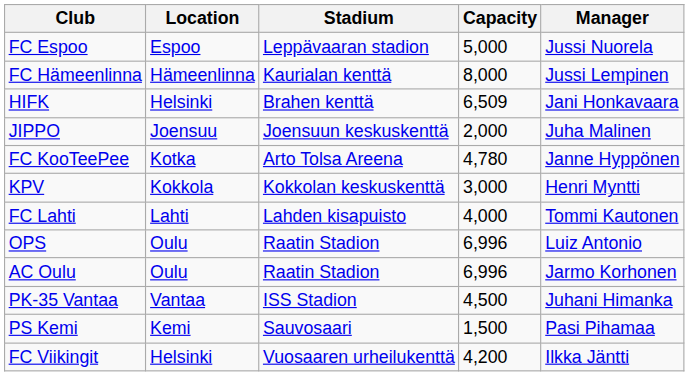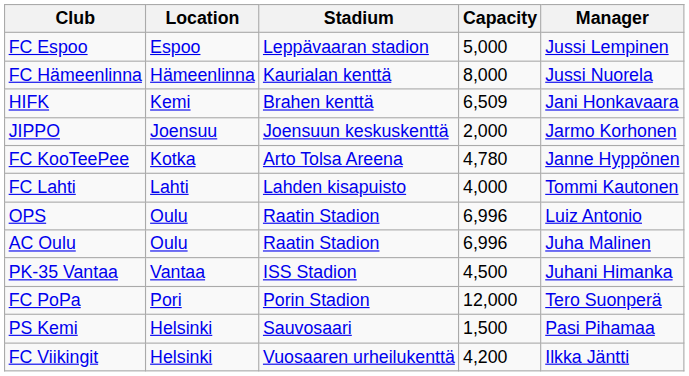(599, 46) Jussi Nuorela -> (607, 46) Jussi Lempinen
(607, 74) Jussi Lempinen -> (599, 74) Jussi Nuorela
(181, 103) Helsinki -> (170, 103) Kemi
(598, 131) Juha Malinen -> (611, 131) Jarmo Korhonen
- row: (26, 187)
(611, 272) Jarmo Korhonen -> (598, 243) Juha Malinen
+ row: (45, 300)
(170, 328) Kemi -> (181, 328) Helsinki
